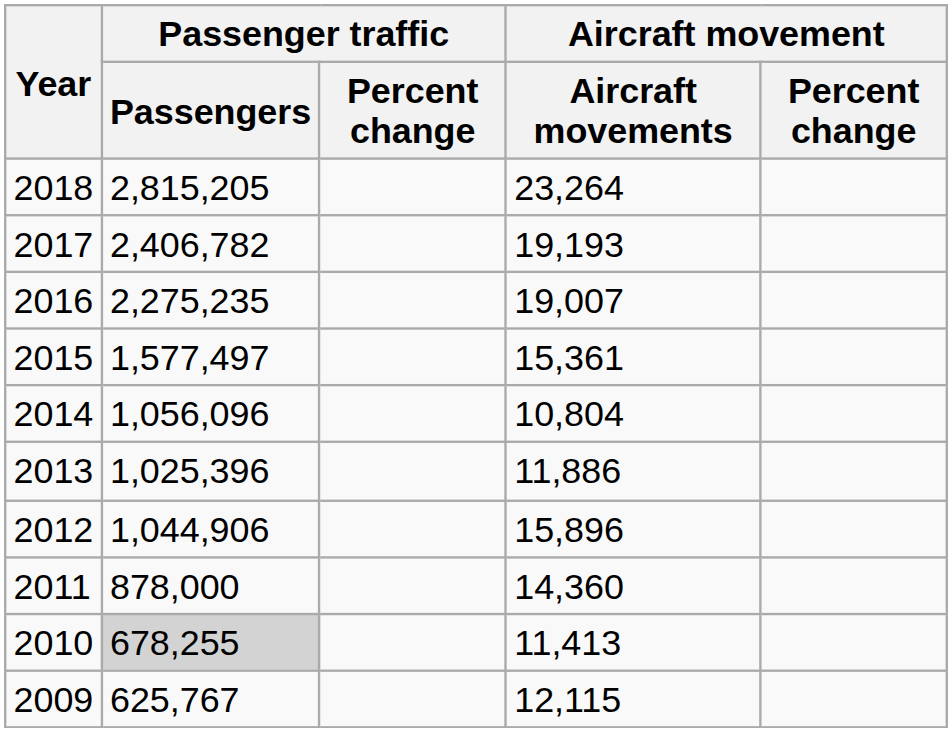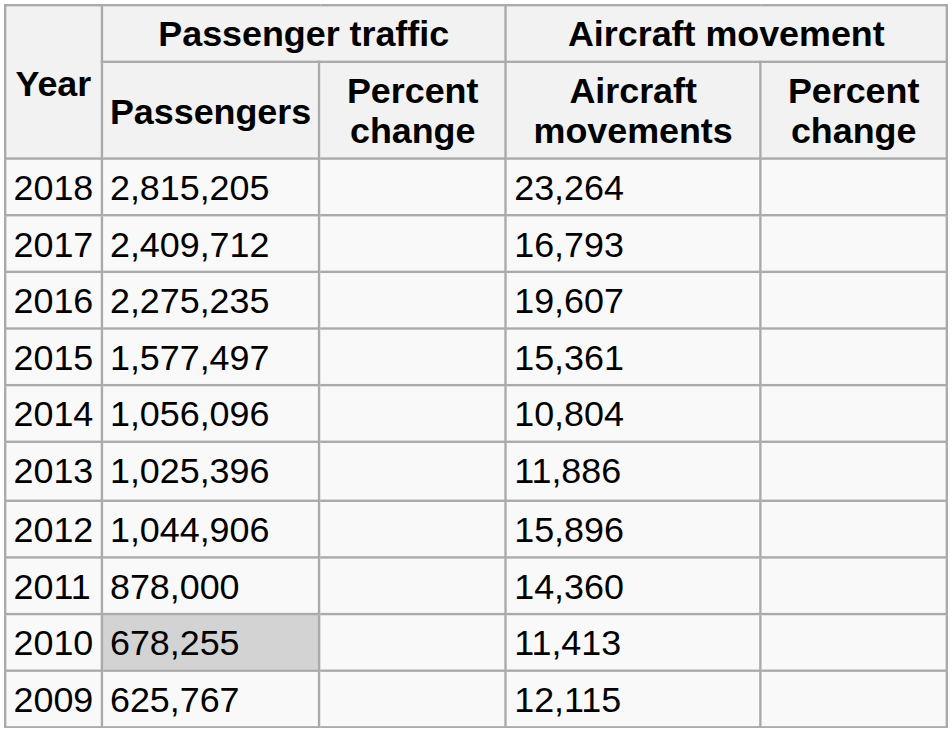(190, 244) 2,406,782 -> (190, 244) 2,409,712
(569, 244) 19,193 -> (569, 244) 16,793
(569, 301) 19,007 -> (569, 301) 19,607
